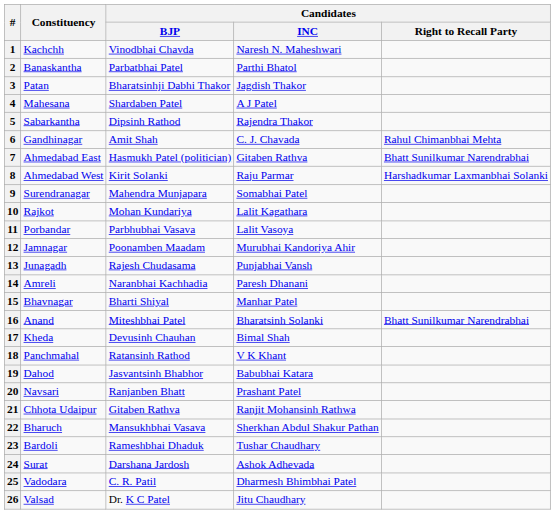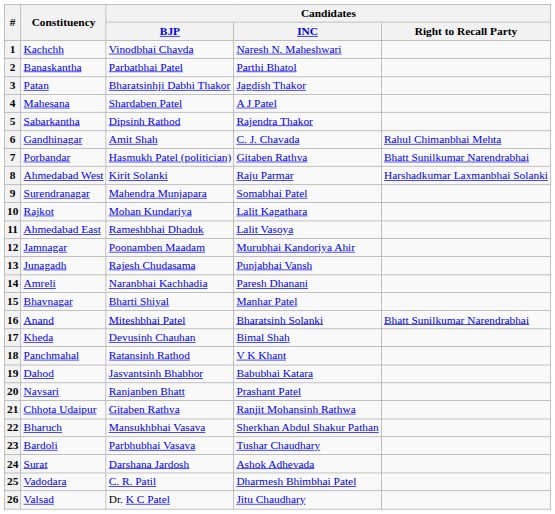(62, 157) Ahmedabad East -> (47, 157) Porbandar
(47, 229) Porbandar -> (62, 229) Ahmedabad East
(152, 229) Parbhubhai Vasava -> (156, 229) Rameshbhai Dhaduk
(156, 445) Rameshbhai Dhaduk -> (152, 445) Parbhubhai Vasava
